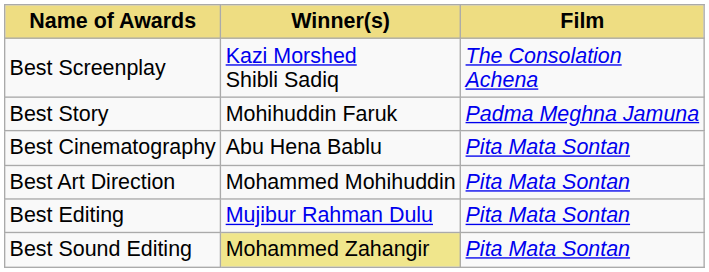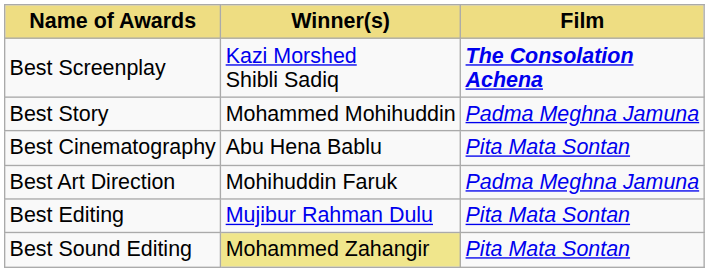(544, 67) normal -> (550, 67) bold
(311, 113) Mohihuddin Faruk -> (341, 113) Mohammed Mohihuddin
(341, 181) Mohammed Mohihuddin -> (311, 181) Mohihuddin Faruk
(548, 181) Pita Mata Sontan -> (582, 181) Padma Meghna Jamuna
